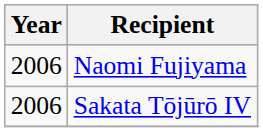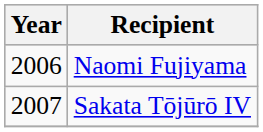(36, 106) 2006 -> (36, 106) 2007
